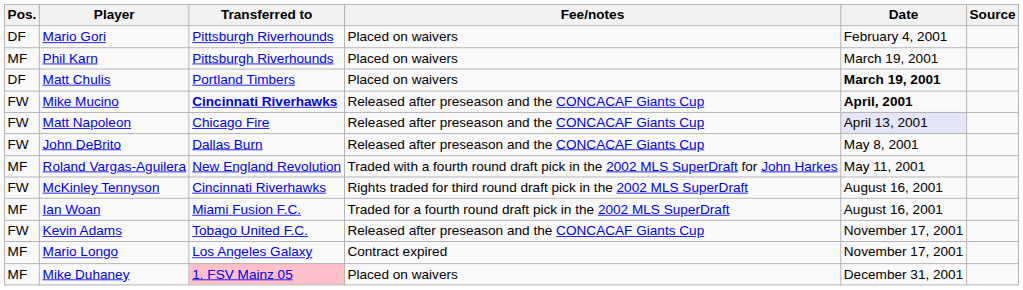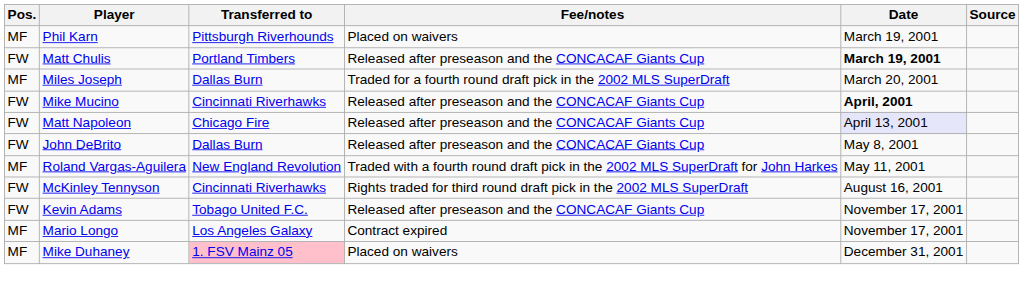- row: (74, 36)
(17, 79) DF -> (18, 58) FW
(403, 79) Placed on waivers -> (526, 58) Released after preseason and the CONCACAF Giants Cup
+ row: (82, 79)
(265, 101) bold -> (259, 101) normal
- row: (72, 209)
